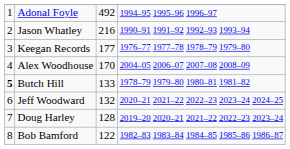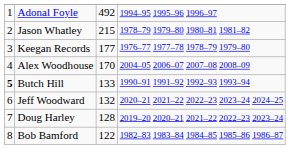(107, 30) 216 -> (107, 30) 215
(185, 30) 1990–91 1991–92 1992–93 1993–94 -> (185, 30) 1978–79 1979–80 1980–81 1981–82
(185, 83) 1978–79 1979–80 1980–81 1981–82 -> (185, 83) 1990–91 1991–92 1992–93 1993–94
